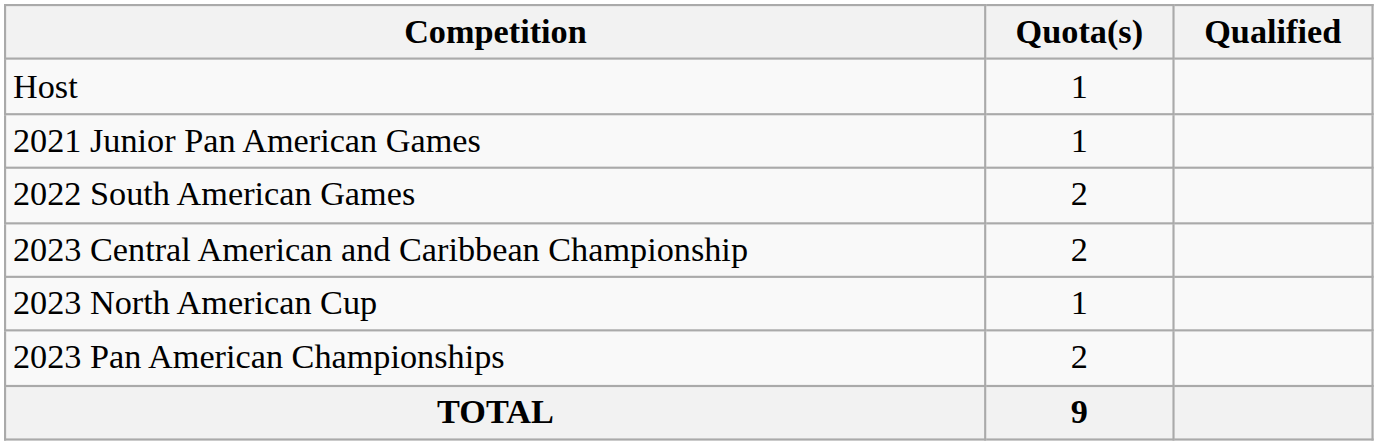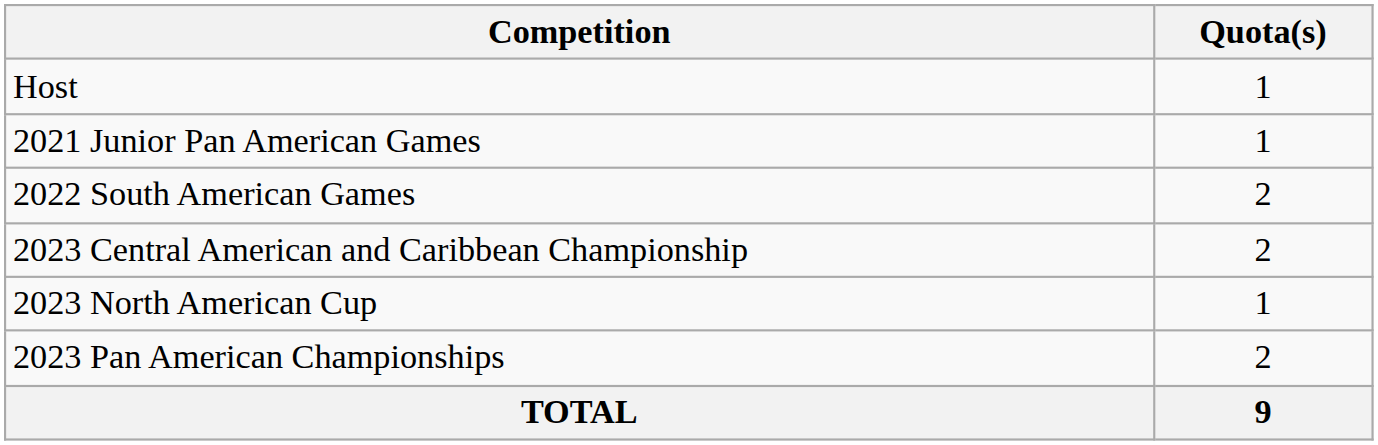- column: (1273, 31)
